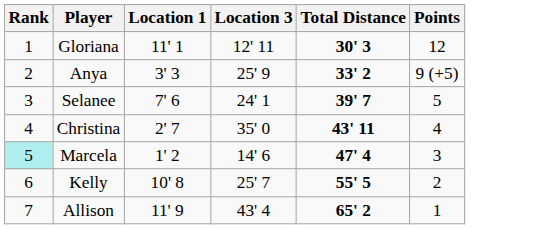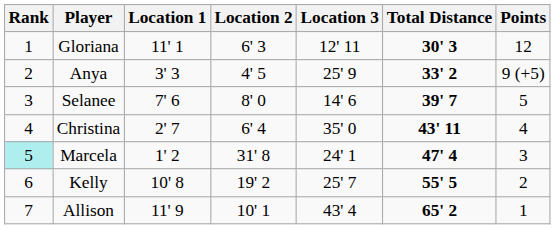+ column: (254, 18)
(254, 100) 24' 1 -> (340, 100) 14' 6
(254, 155) 14' 6 -> (340, 155) 24' 1
